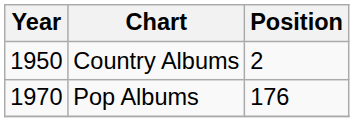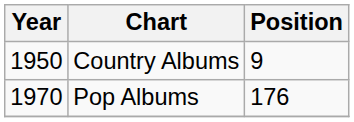(257, 60) 2 -> (257, 60) 9
